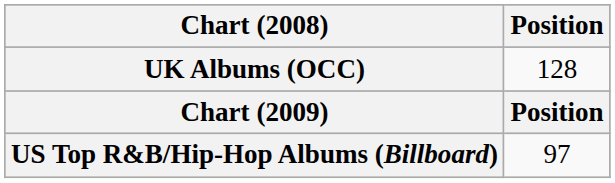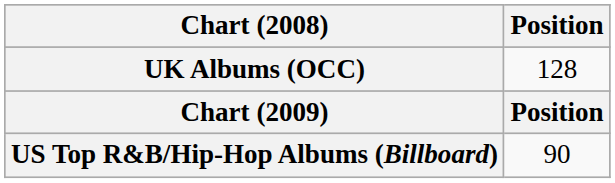(557, 154) 97 -> (557, 154) 90
